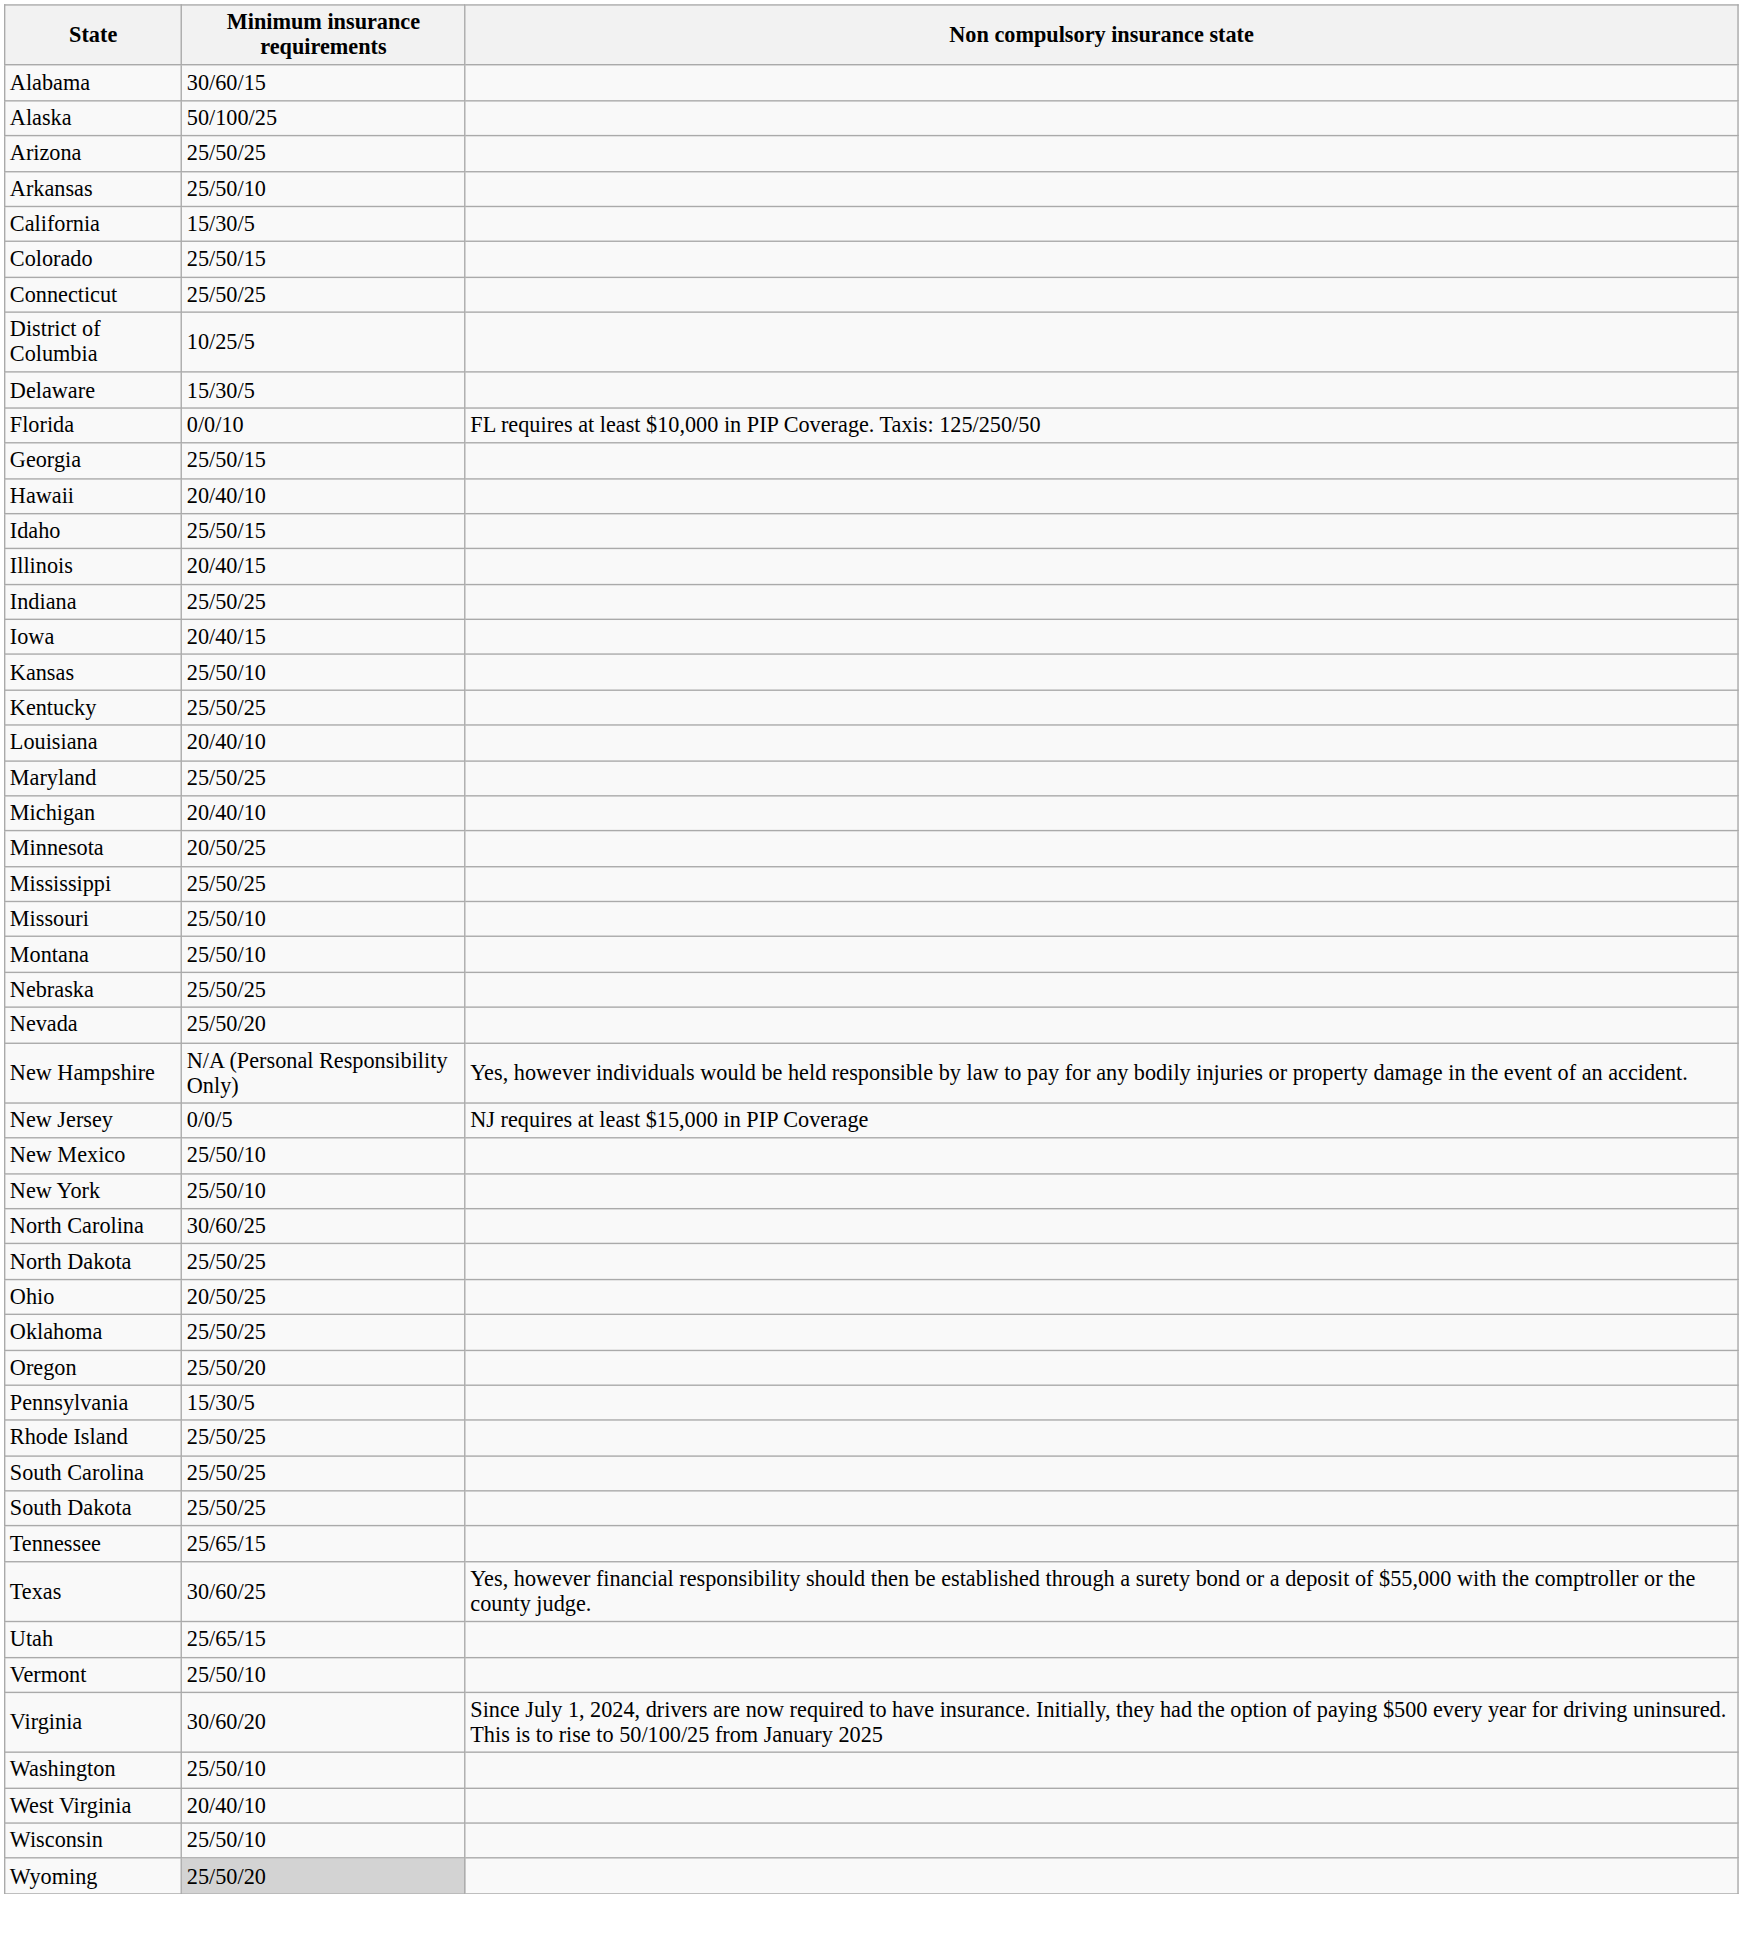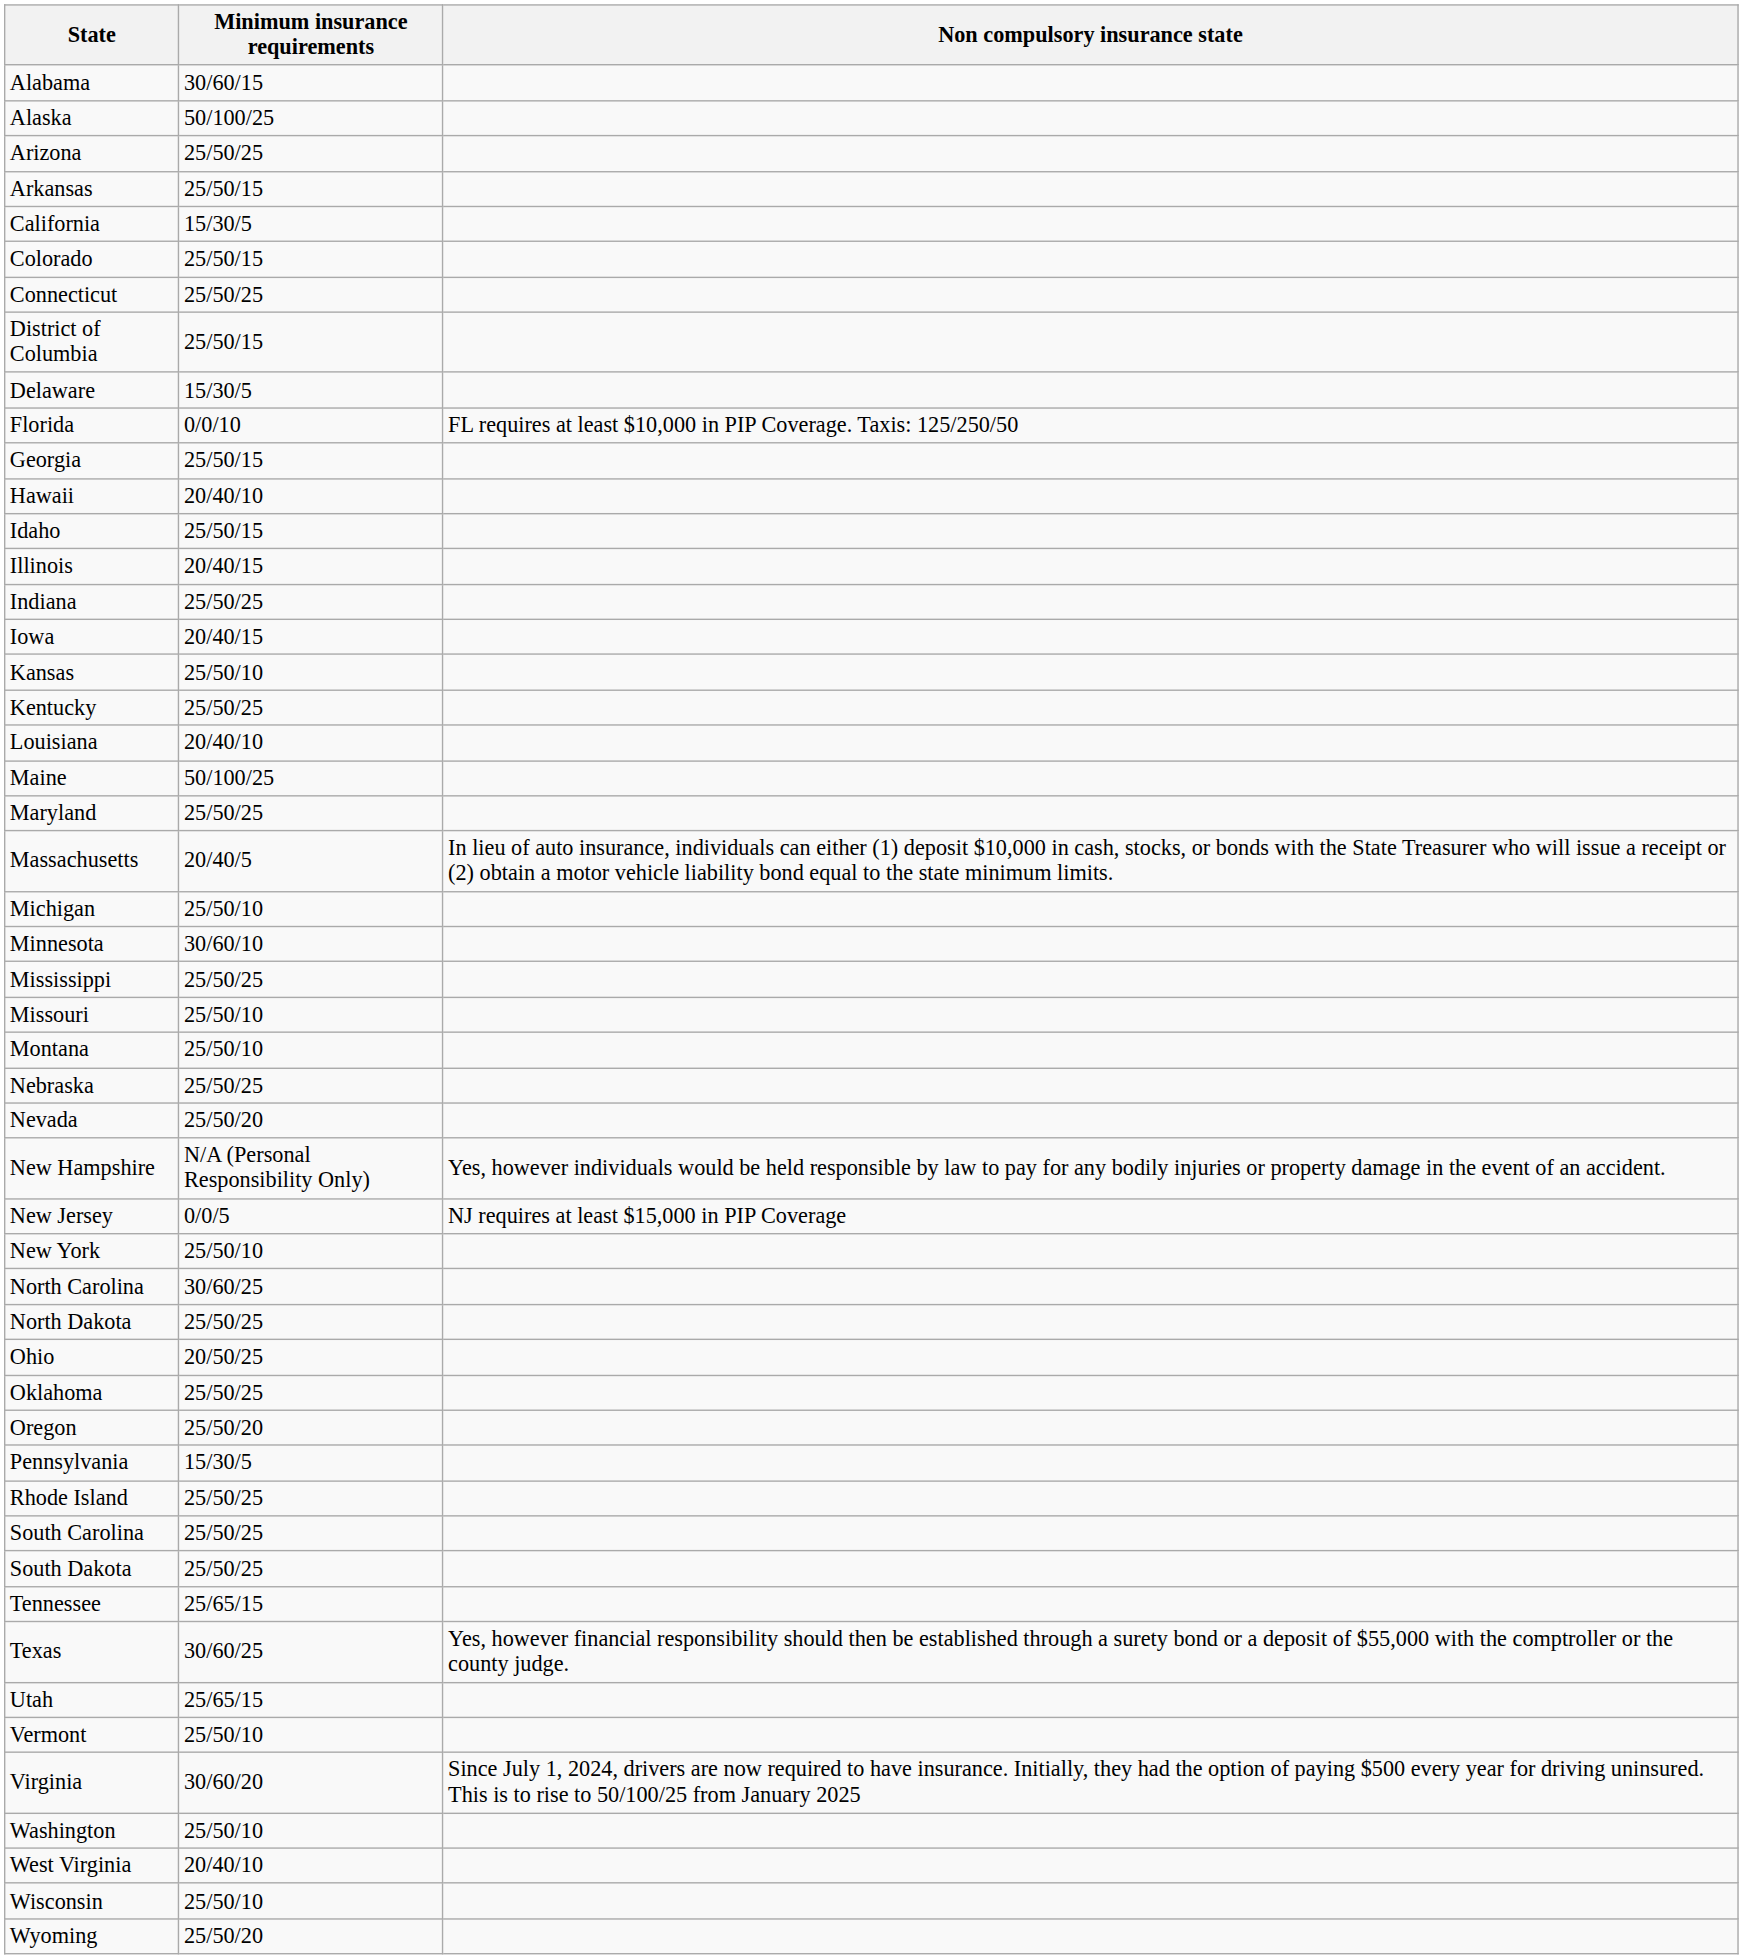(226, 188) 25/50/10 -> (224, 188) 25/50/15
(221, 342) 10/25/5 -> (224, 342) 25/50/15
+ row: (38, 777)
+ row: (74, 860)
(226, 813) 20/40/10 -> (224, 908) 25/50/10
(226, 848) 20/50/25 -> (224, 943) 30/60/10
- row: (68, 1155)
(226, 1875) lightgrey background -> (224, 1936) no background
